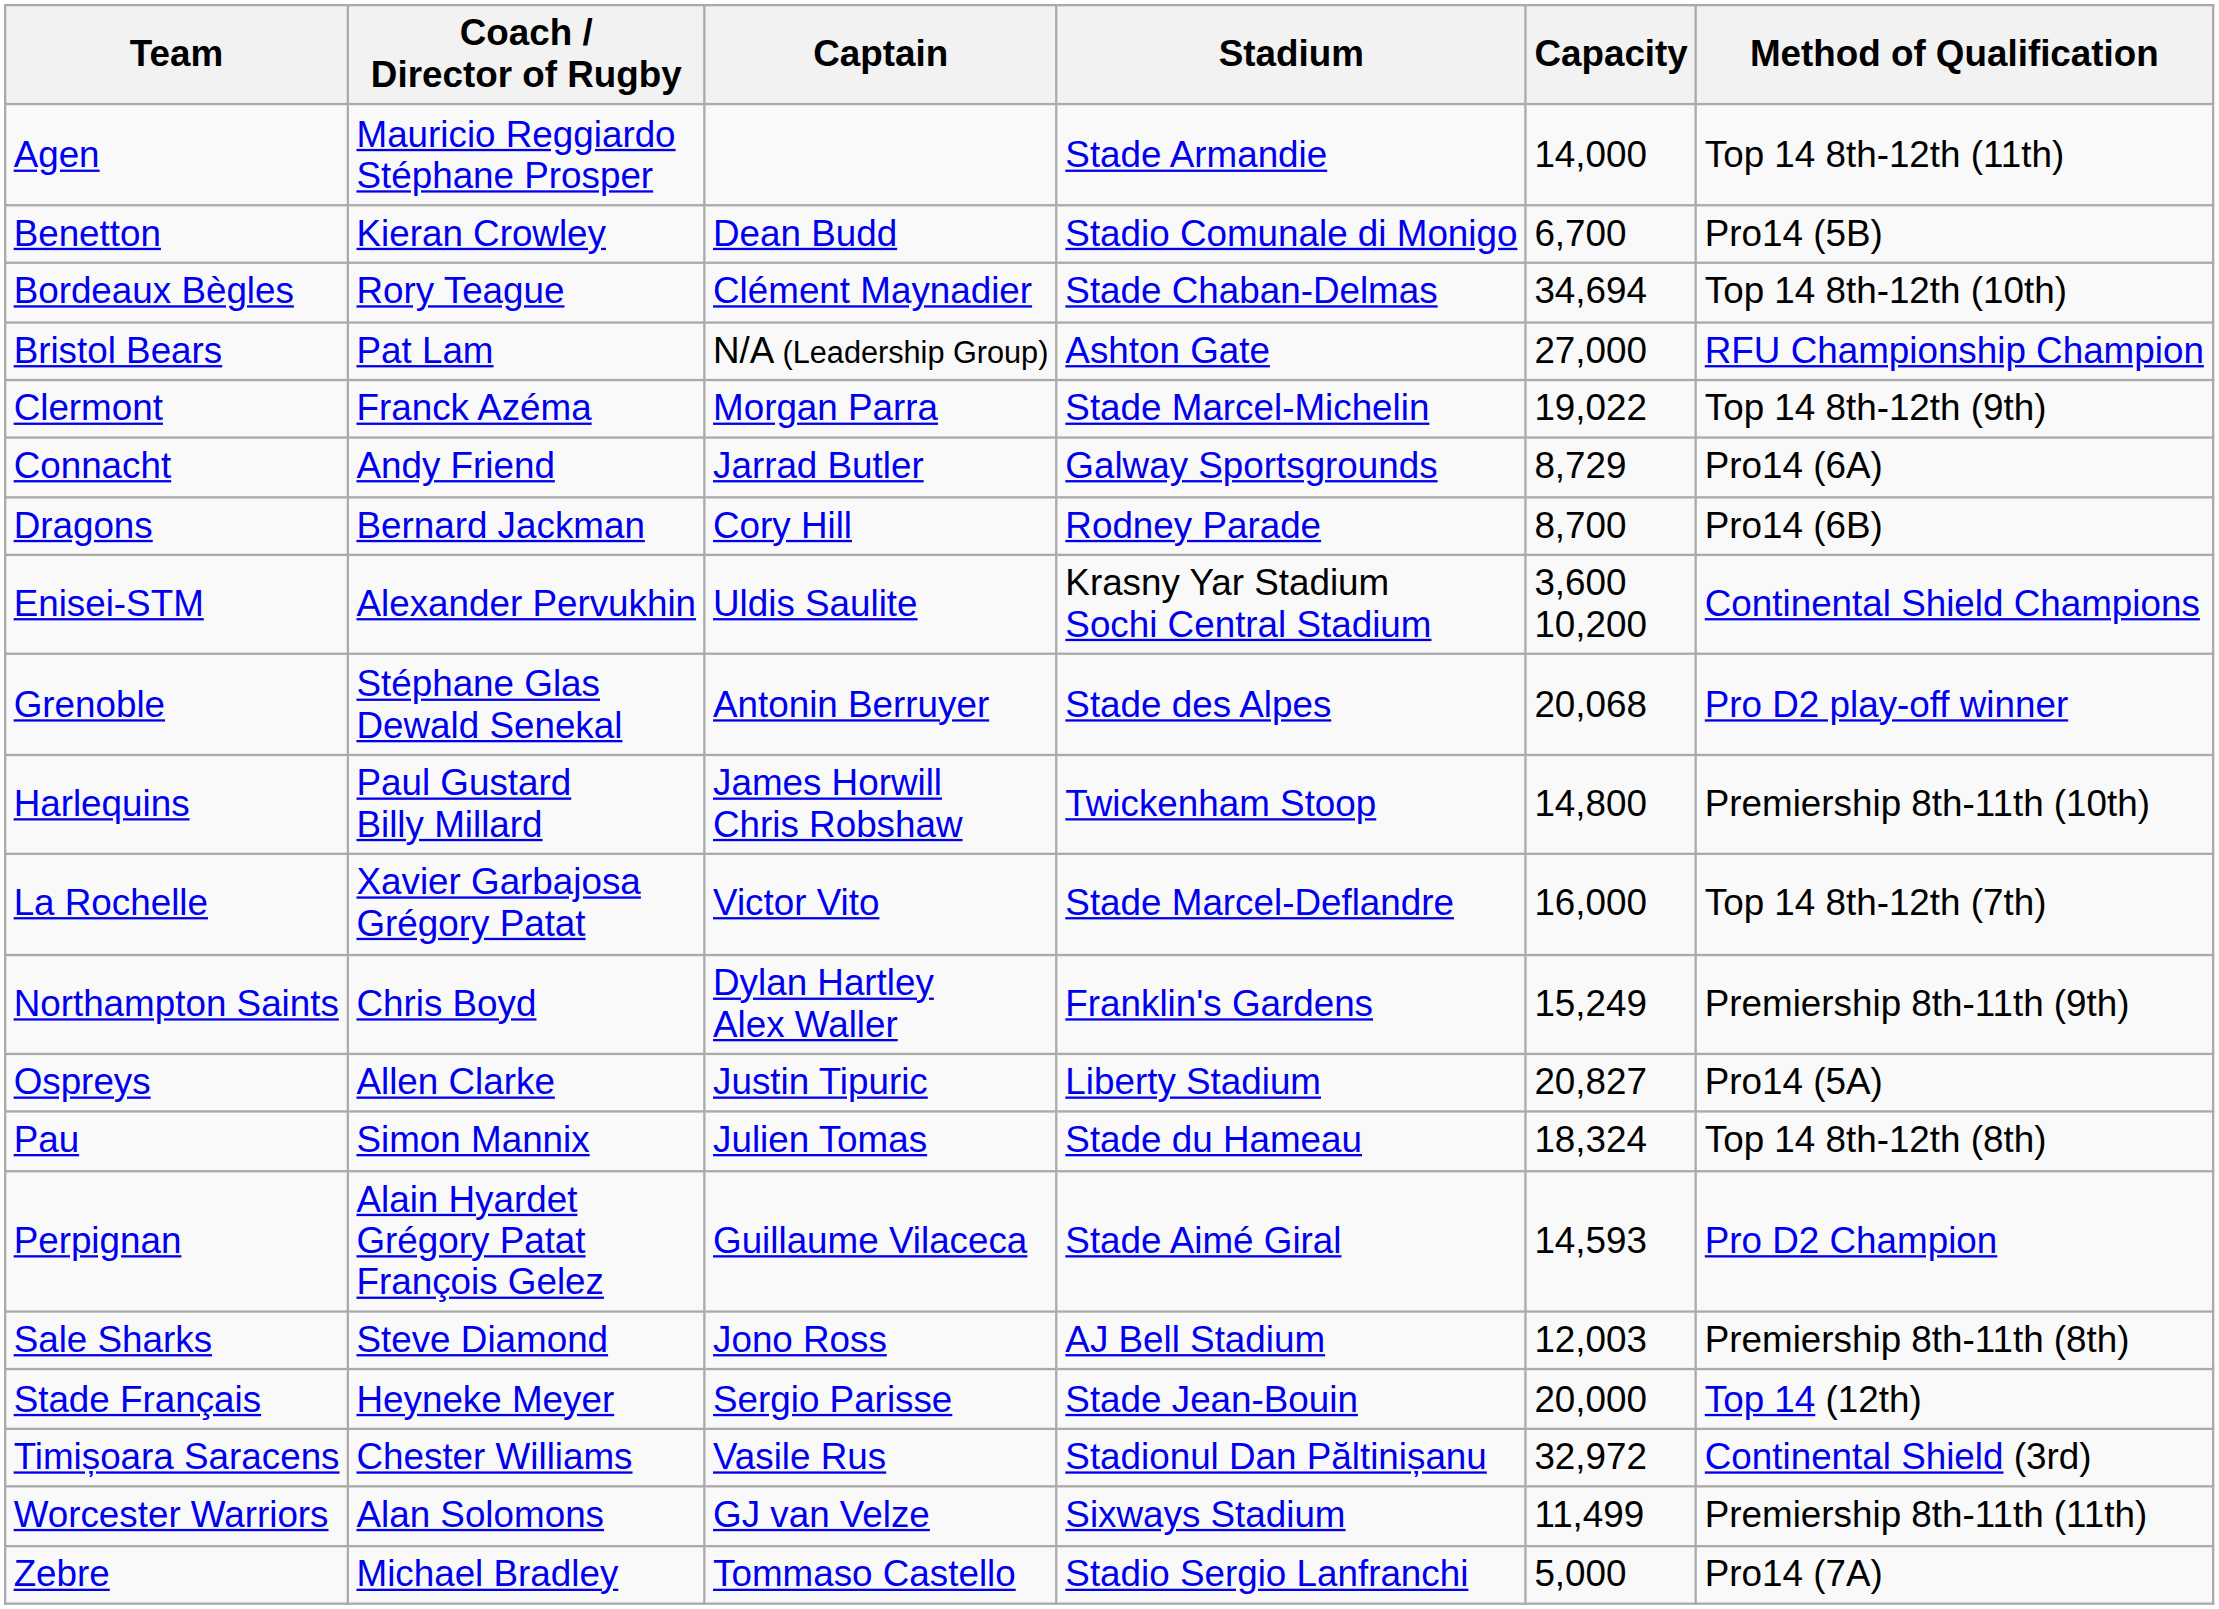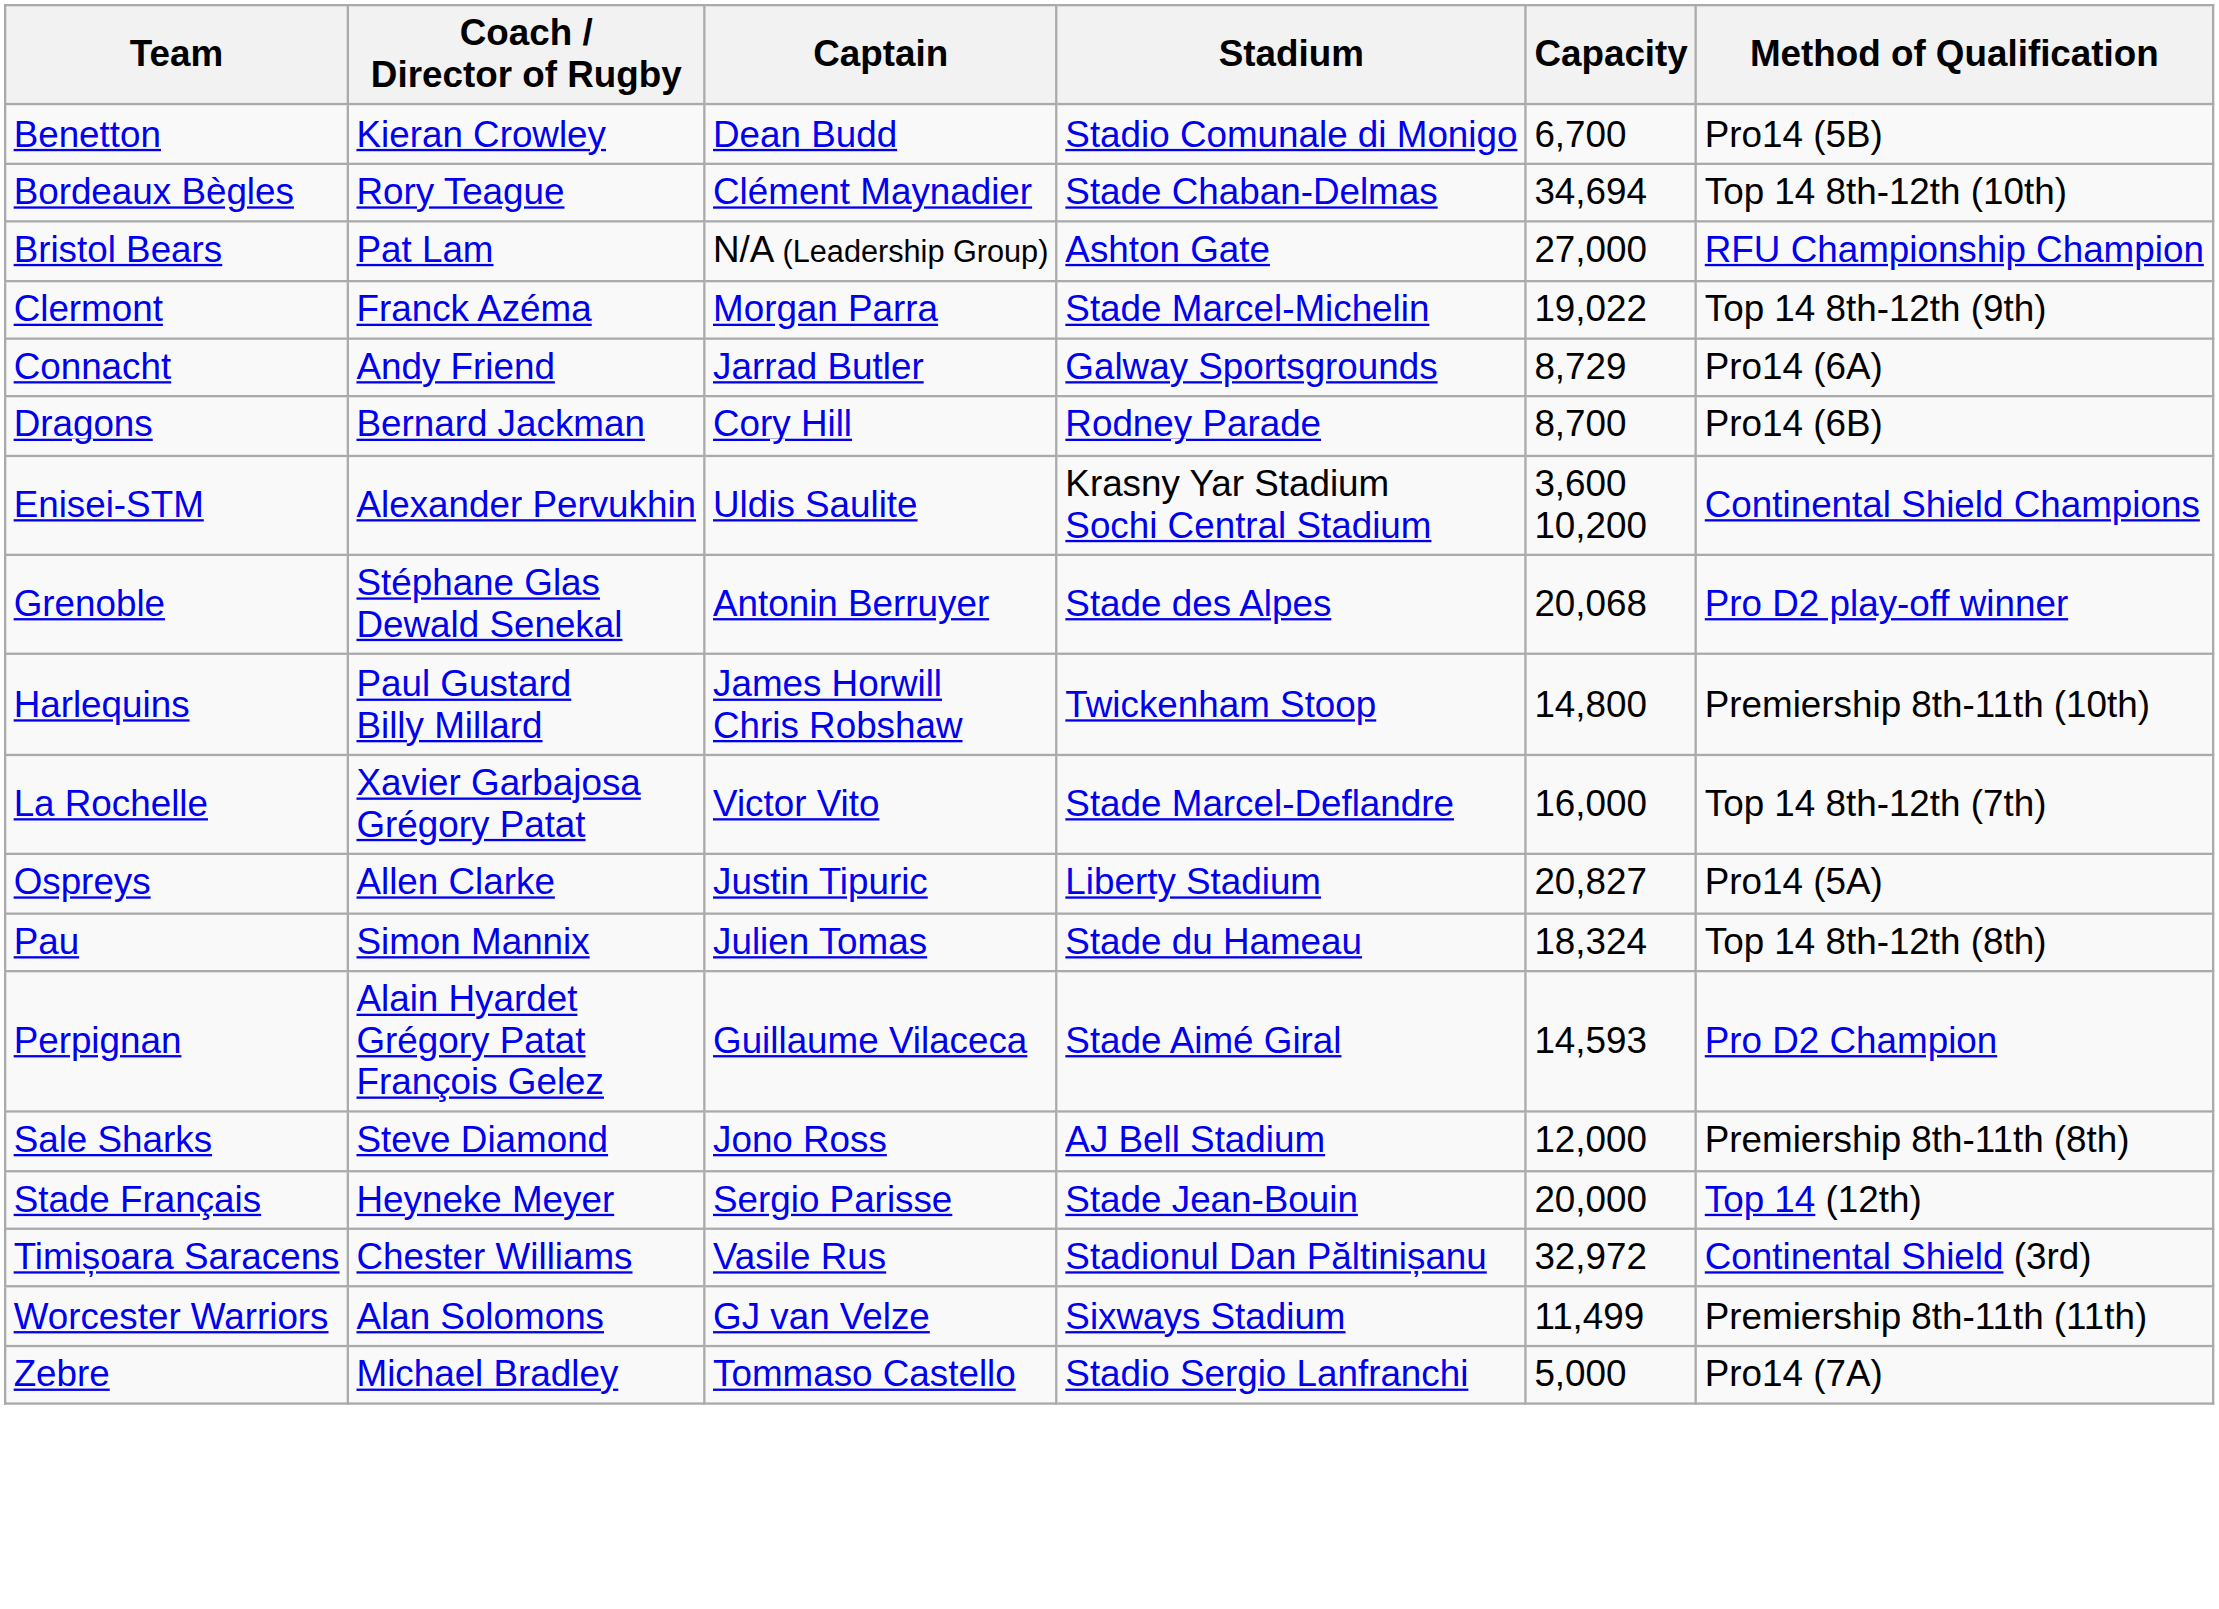- row: (57, 154)
- row: (176, 1003)
(1591, 1340) 12,003 -> (1591, 1140) 12,000
